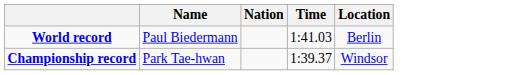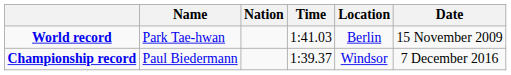+ column: (450, 15)
(190, 37) Paul Biedermann -> (184, 37) Park Tae-hwan
(184, 59) Park Tae-hwan -> (190, 59) Paul Biedermann
